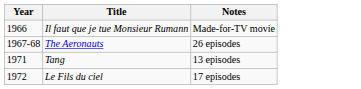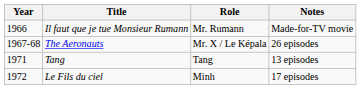+ column: (230, 12)
